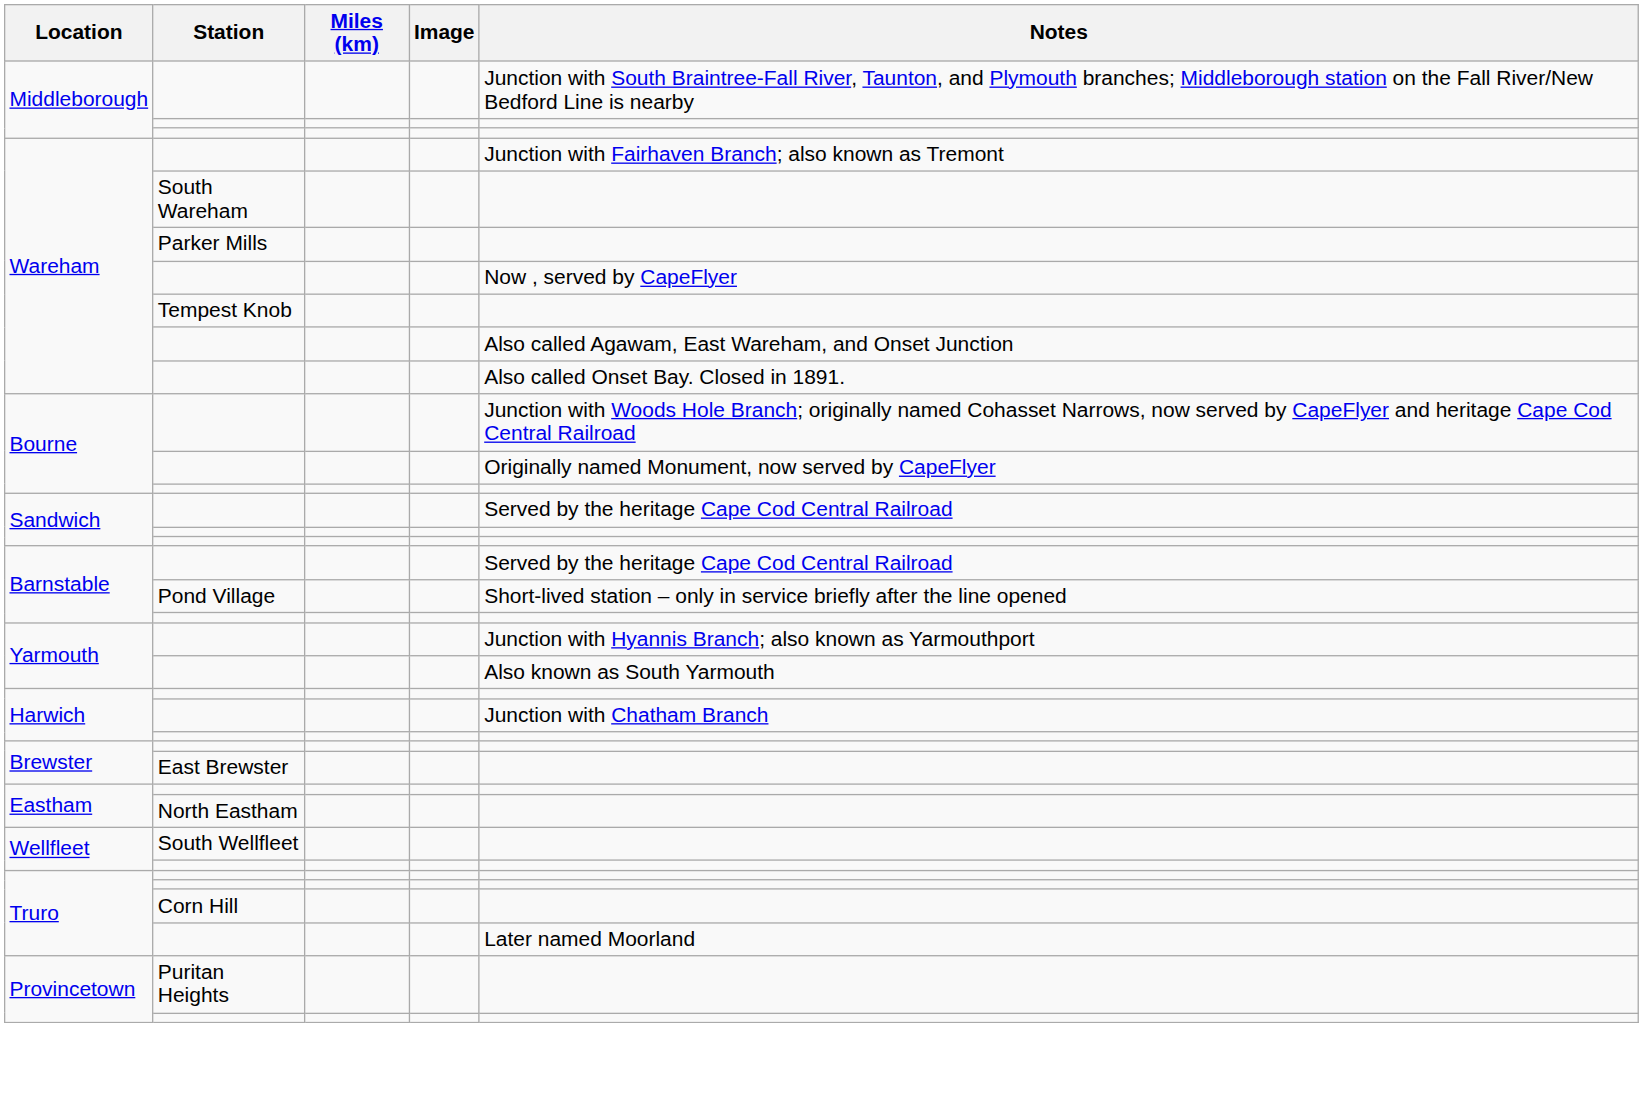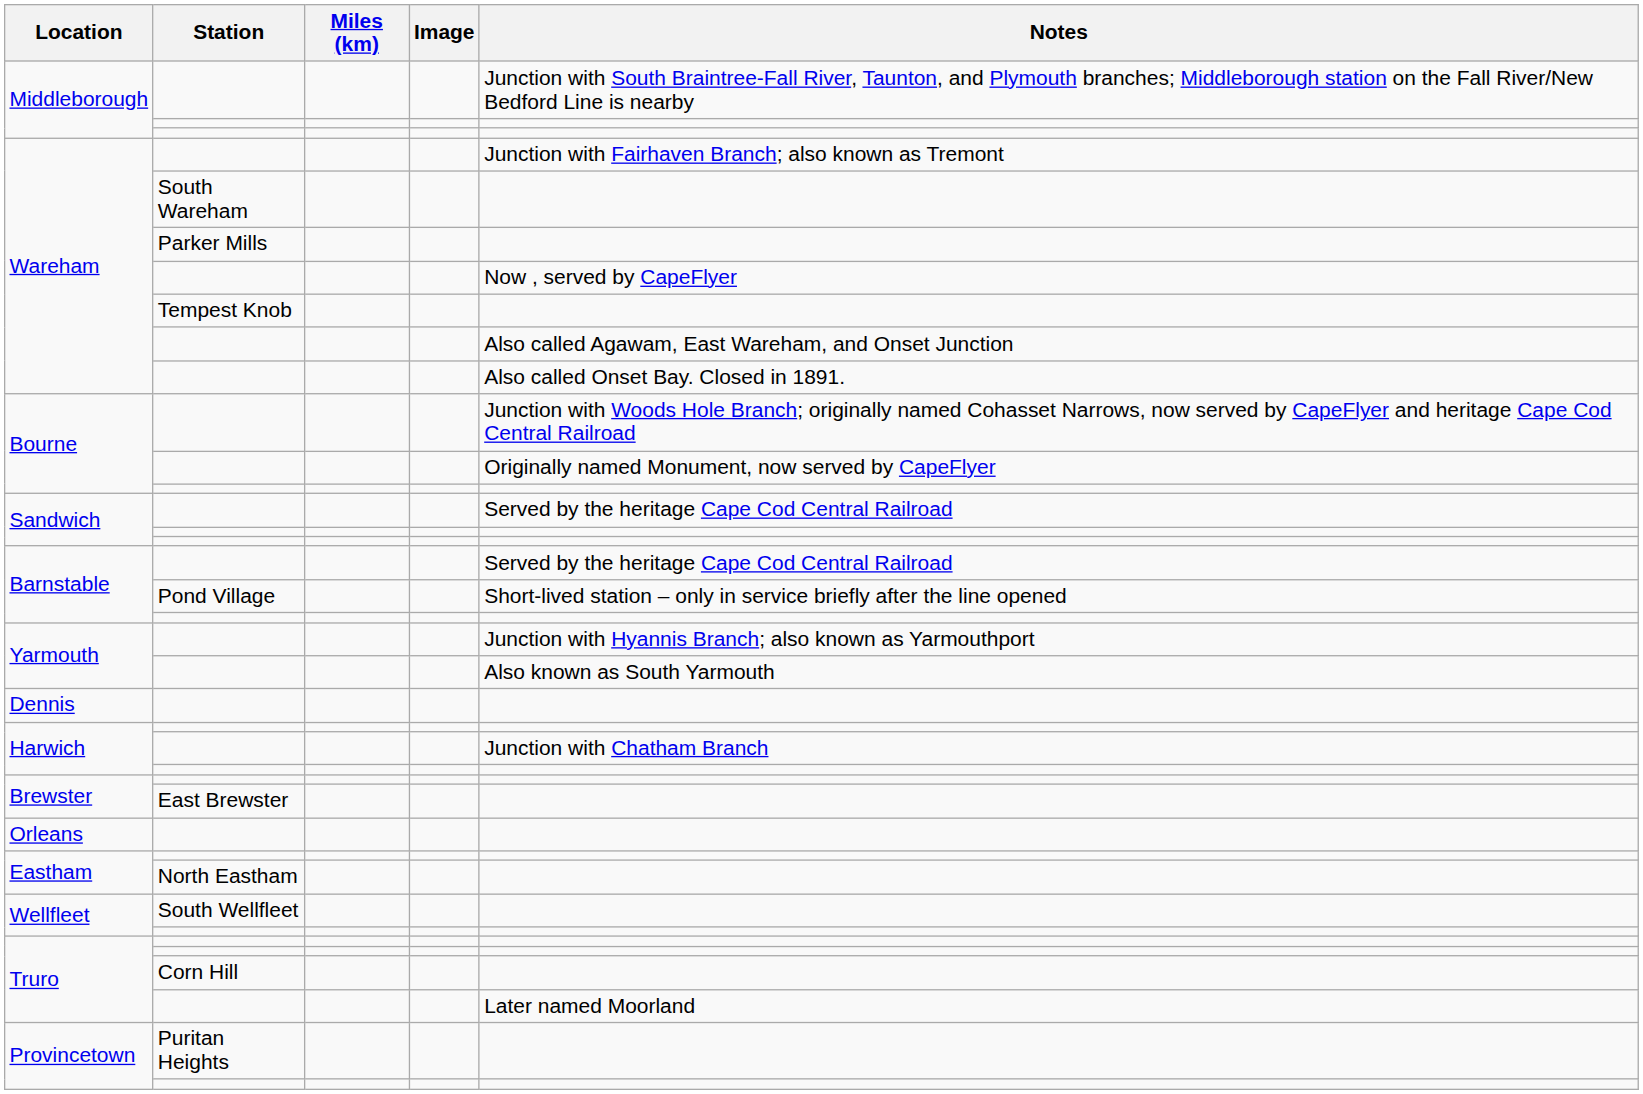+ row: (42, 705)
+ row: (46, 833)
